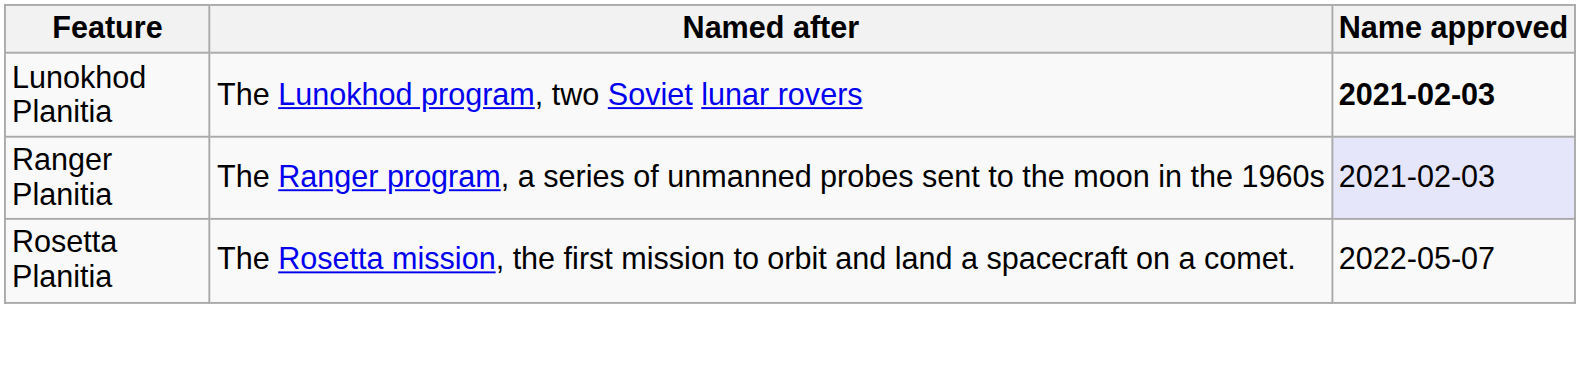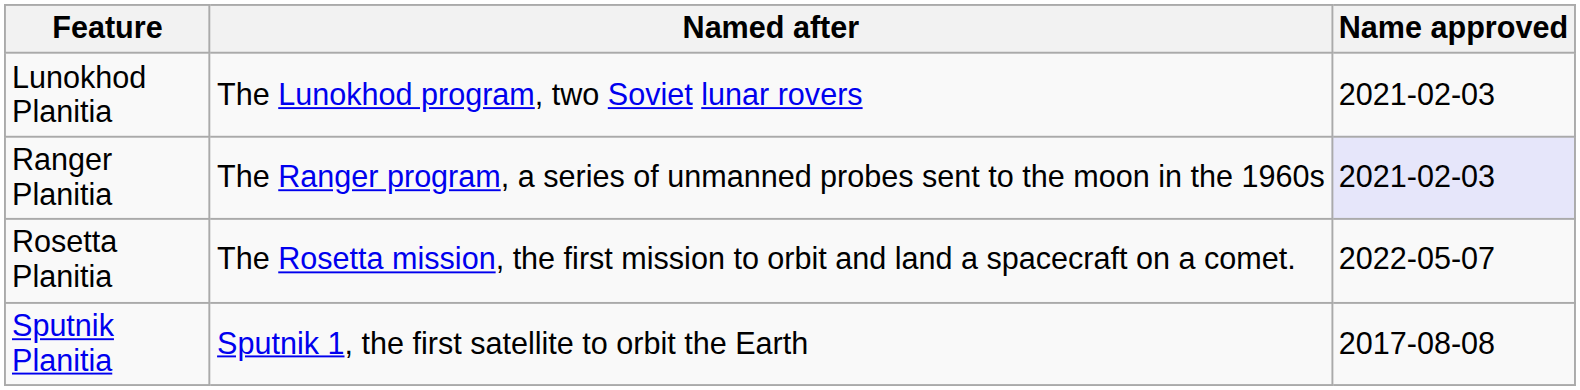(1417, 94) bold -> (1417, 94) normal
+ row: (63, 342)
